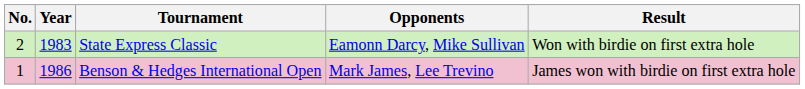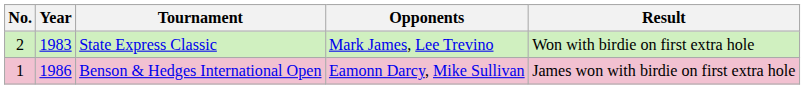(427, 44) Eamonn Darcy, Mike Sullivan -> (411, 44) Mark James, Lee Trevino
(411, 71) Mark James, Lee Trevino -> (427, 71) Eamonn Darcy, Mike Sullivan
